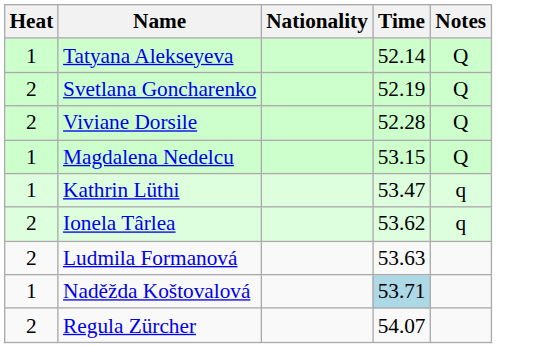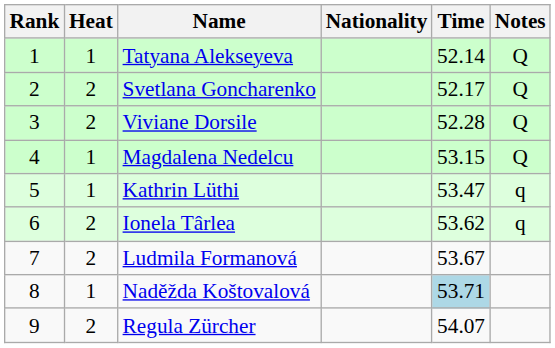+ column: (34, 21)
(402, 88) 52.19 -> (461, 88) 52.17
(402, 257) 53.63 -> (461, 257) 53.67
